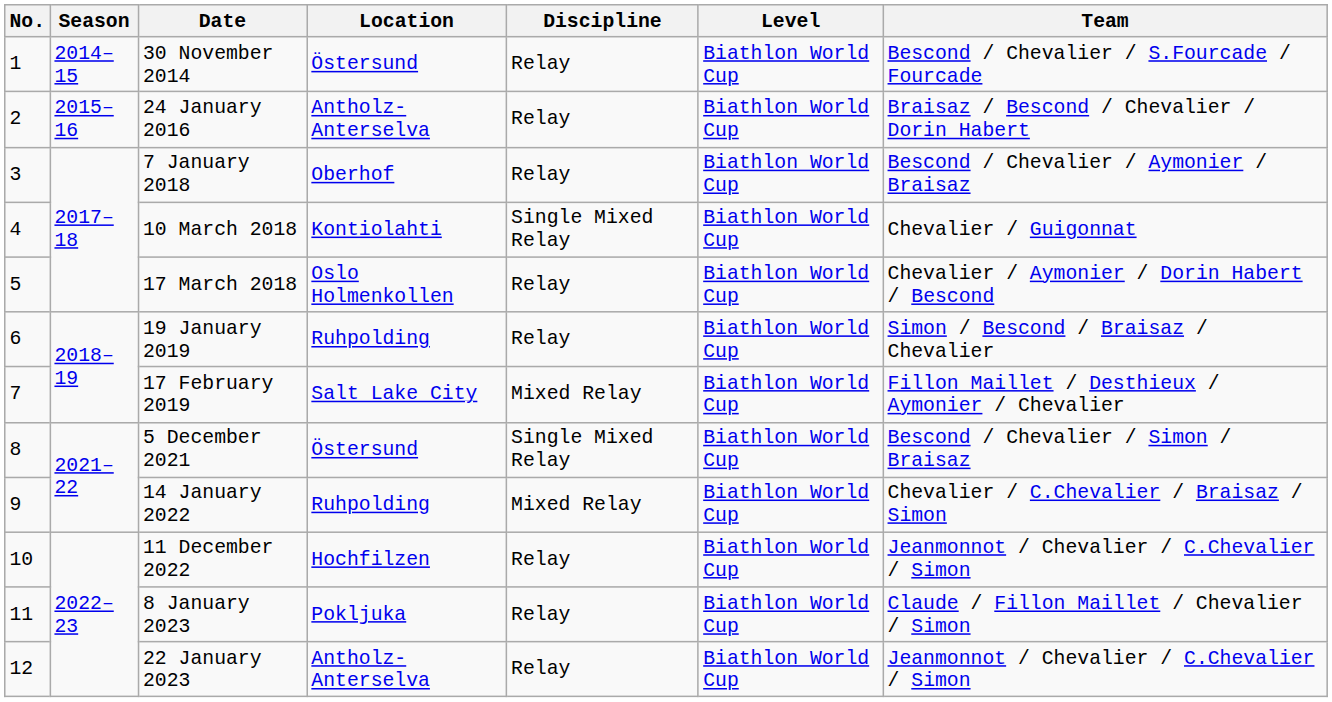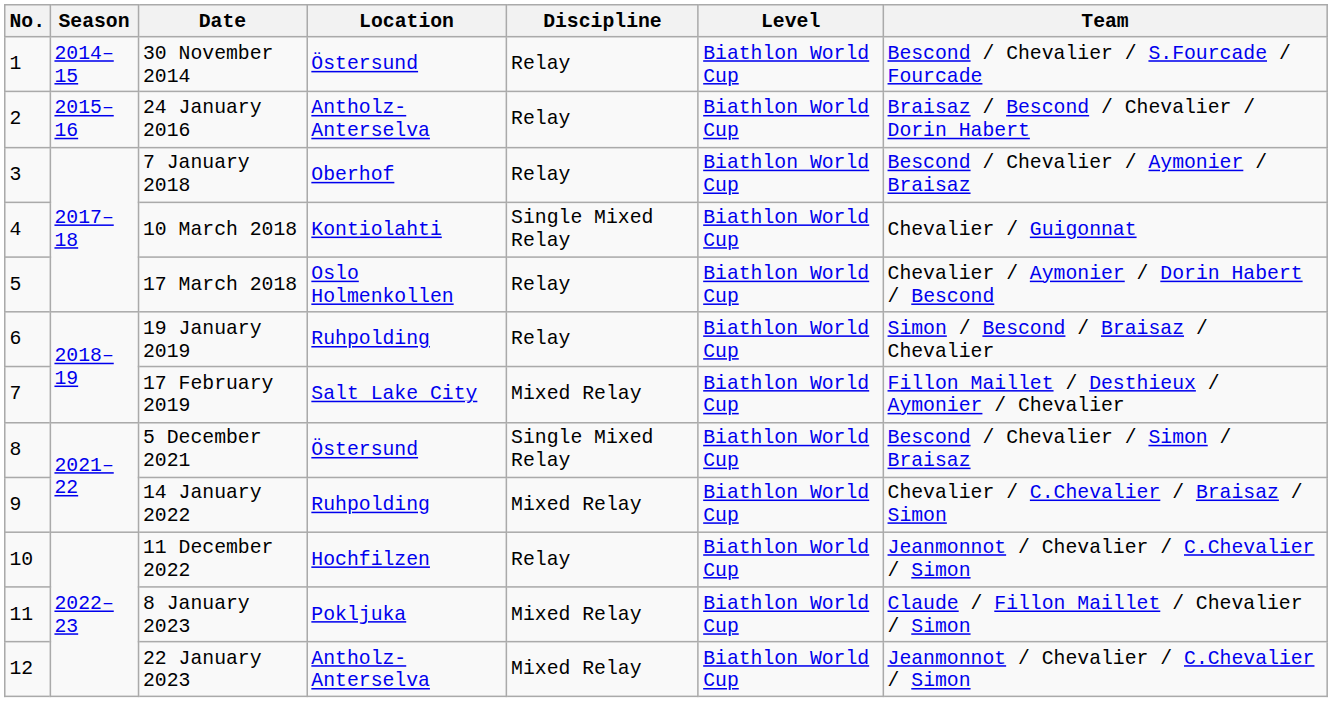(541, 615) Relay -> (576, 615) Mixed Relay
(541, 670) Relay -> (576, 670) Mixed Relay
